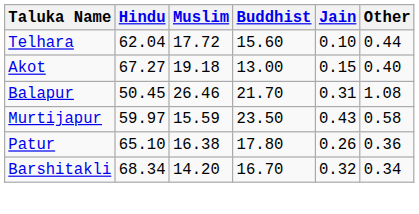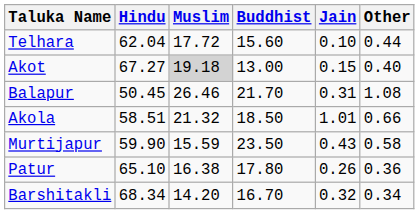(196, 68) no background -> (196, 68) lightgrey background
+ row: (32, 119)
(142, 119) 59.97 -> (142, 144) 59.90
